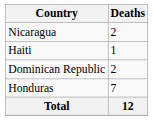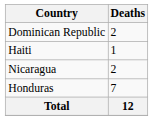rows swapped: (57, 69) <-> (32, 32)
